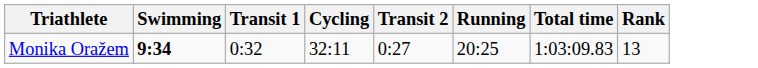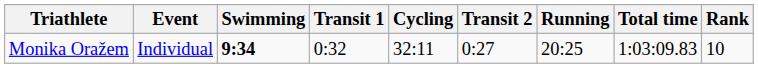+ column: (175, 19)
(631, 48) 13 -> (715, 48) 10
